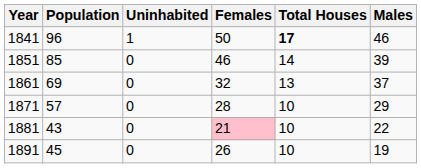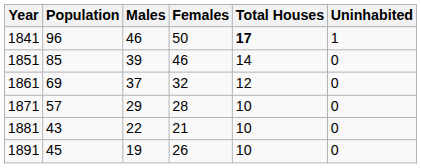columns swapped: (393, 15) <-> (167, 15)
(286, 83) 13 -> (244, 83) 12
(223, 128) pink background -> (180, 128) no background
